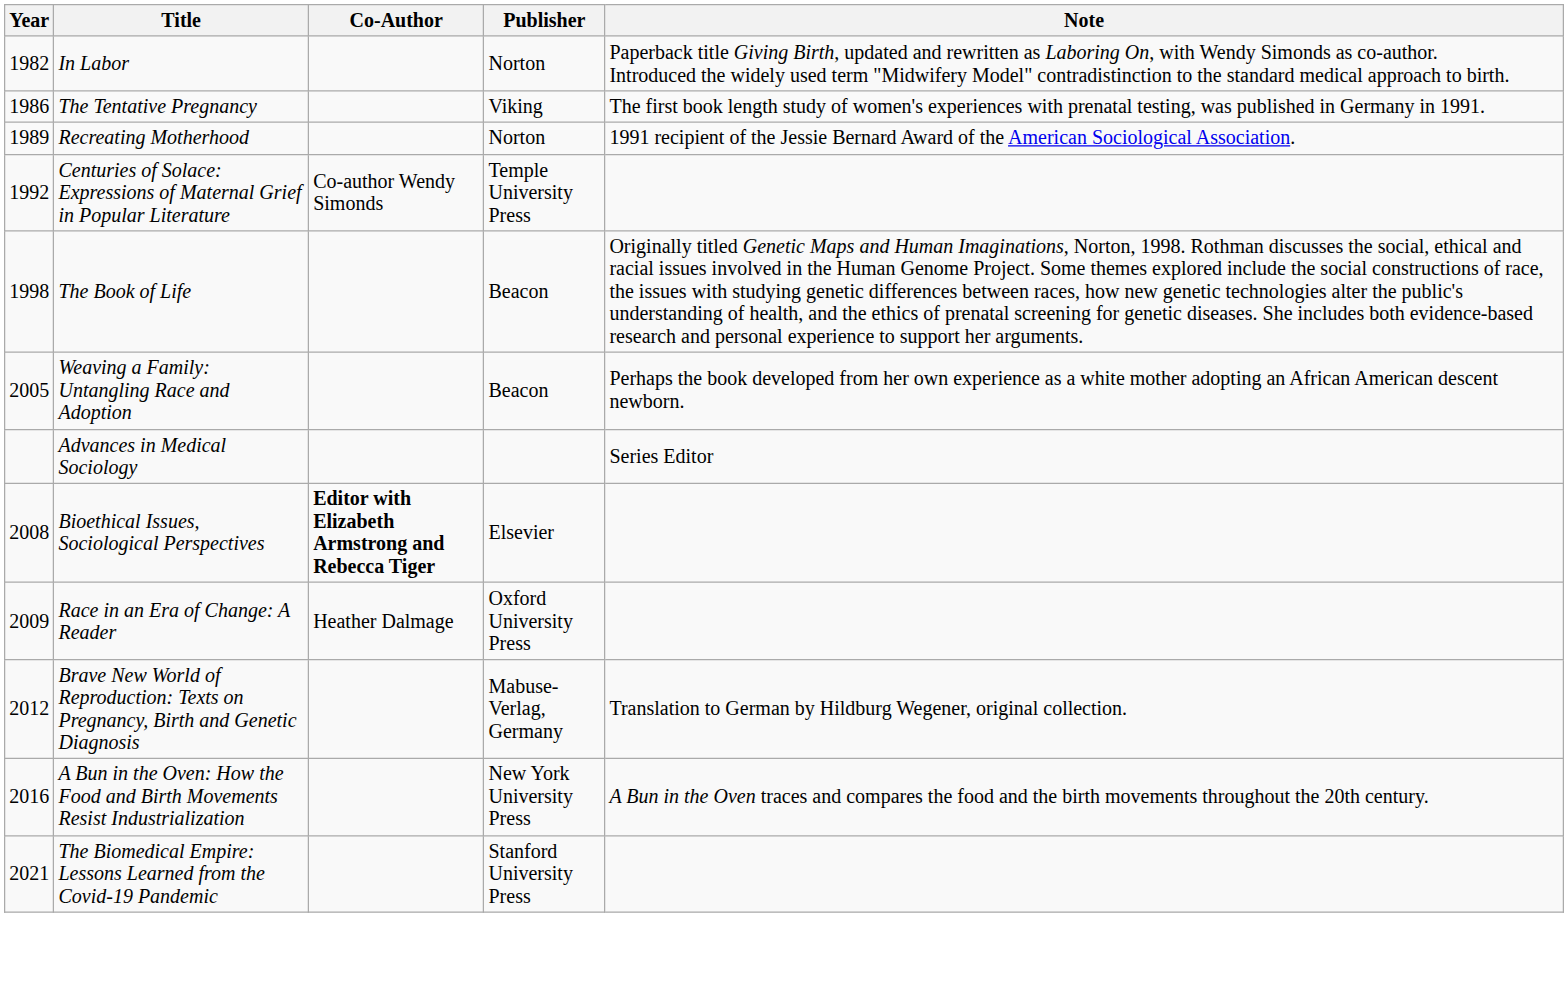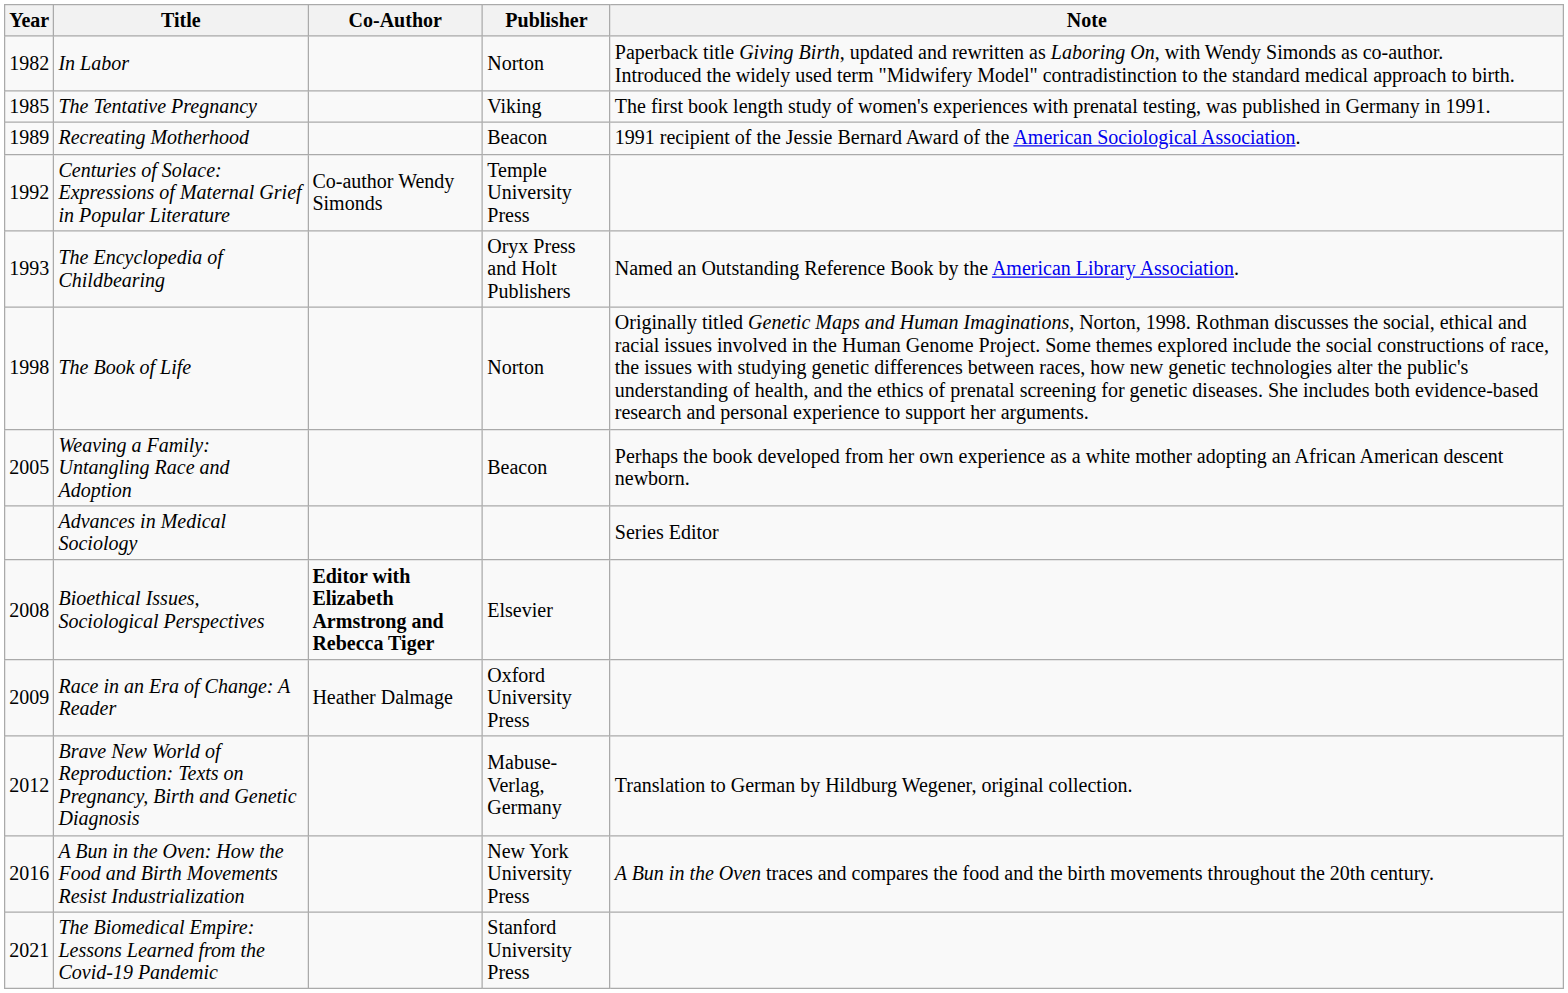(29, 106) 1986 -> (29, 106) 1985
(517, 138) Norton -> (517, 138) Beacon
+ row: (141, 268)
(518, 291) Beacon -> (516, 368) Norton
